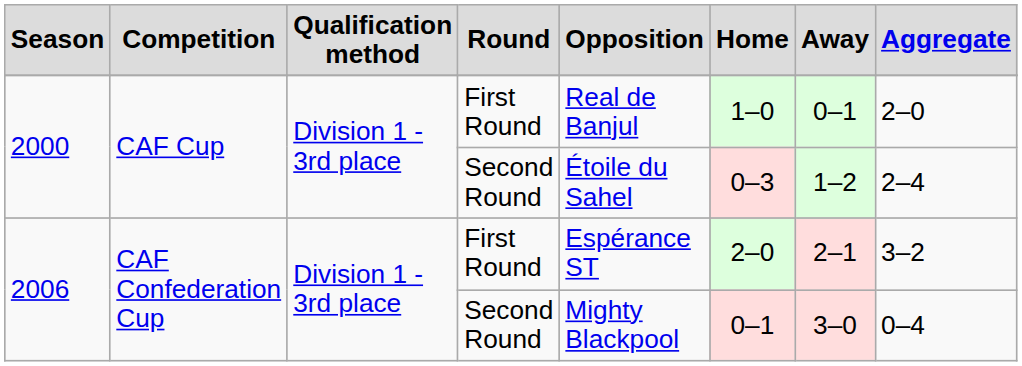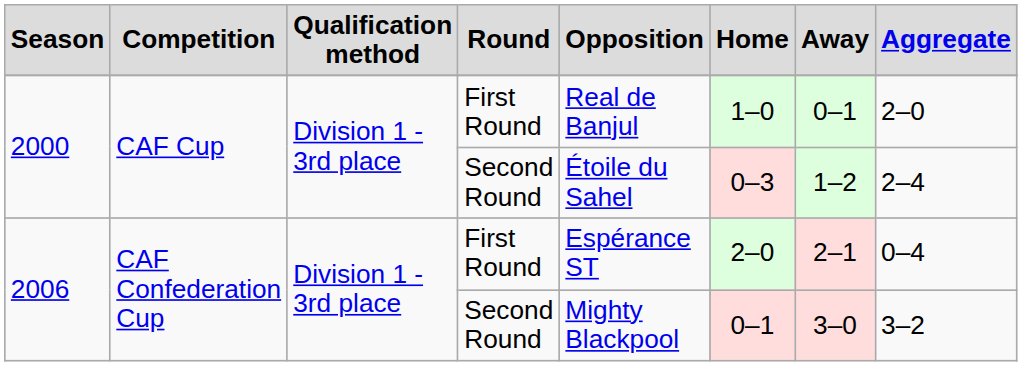(903, 253) 3–2 -> (903, 253) 0–4
(903, 324) 0–4 -> (903, 324) 3–2
